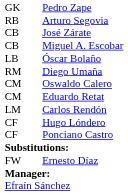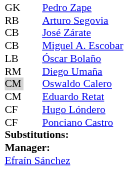(13, 84) no background -> (13, 84) lightgrey background
- row: (74, 109)
- row: (70, 160)
